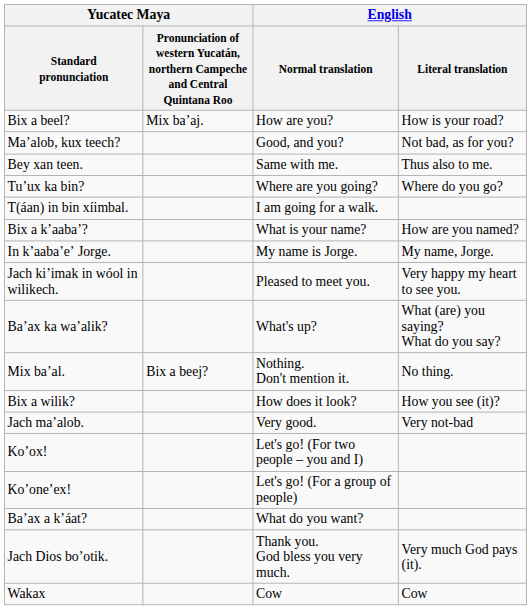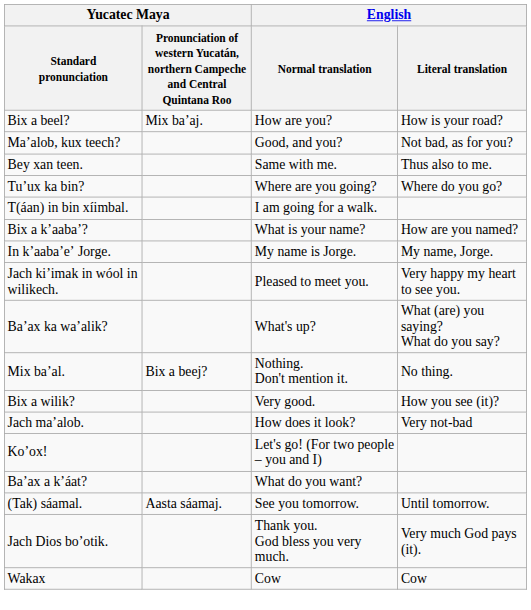(306, 401) How does it look? -> (285, 401) Very good.
(286, 422) Very good. -> (305, 422) How does it look?
- row: (39, 489)
+ row: (45, 503)
